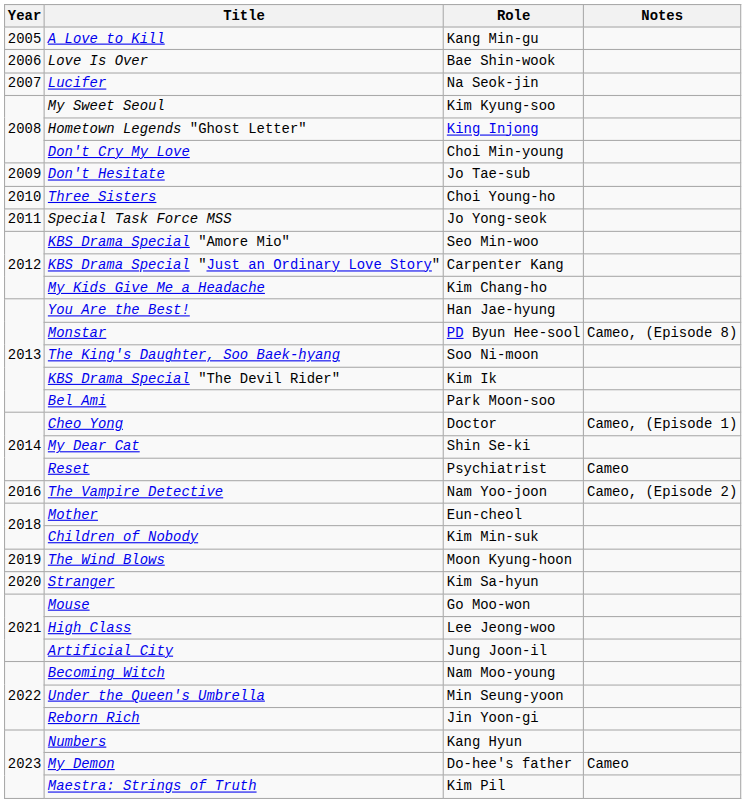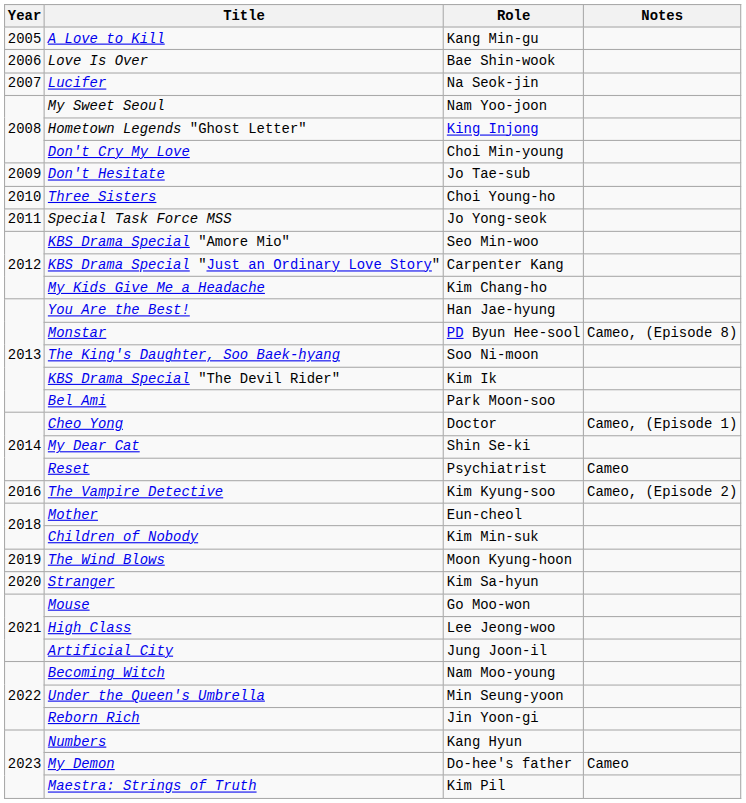(501, 107) Kim Kyung-soo -> (497, 107) Nam Yoo-joon
(497, 492) Nam Yoo-joon -> (501, 492) Kim Kyung-soo
